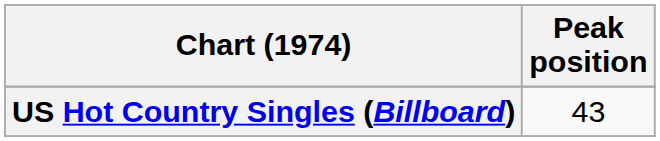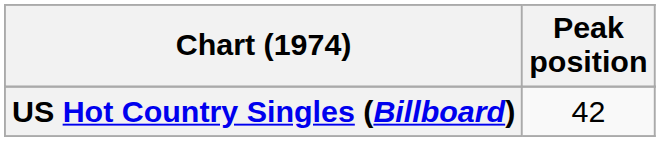(588, 111) 43 -> (588, 111) 42
